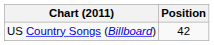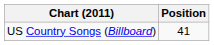(184, 31) 42 -> (184, 31) 41
